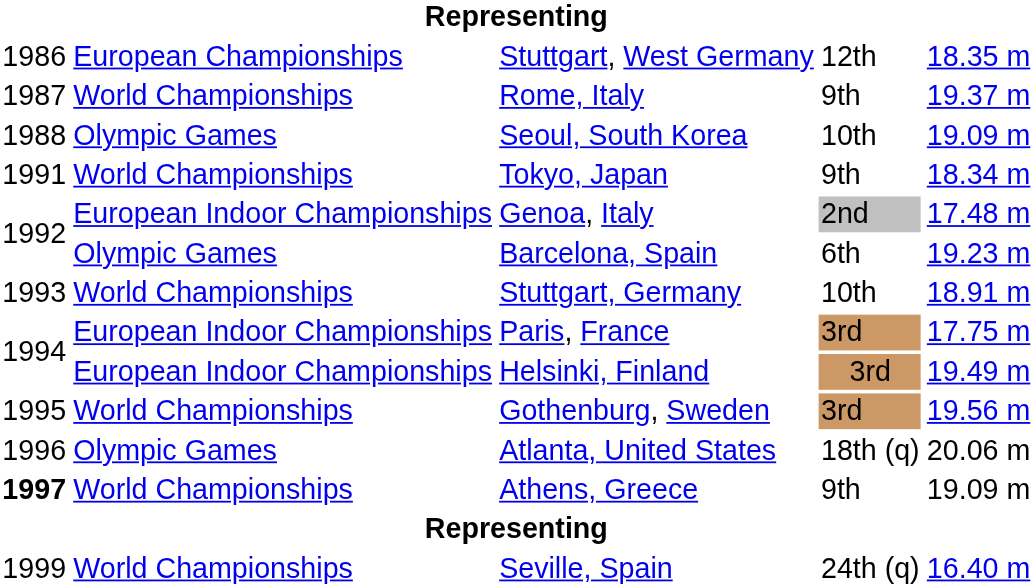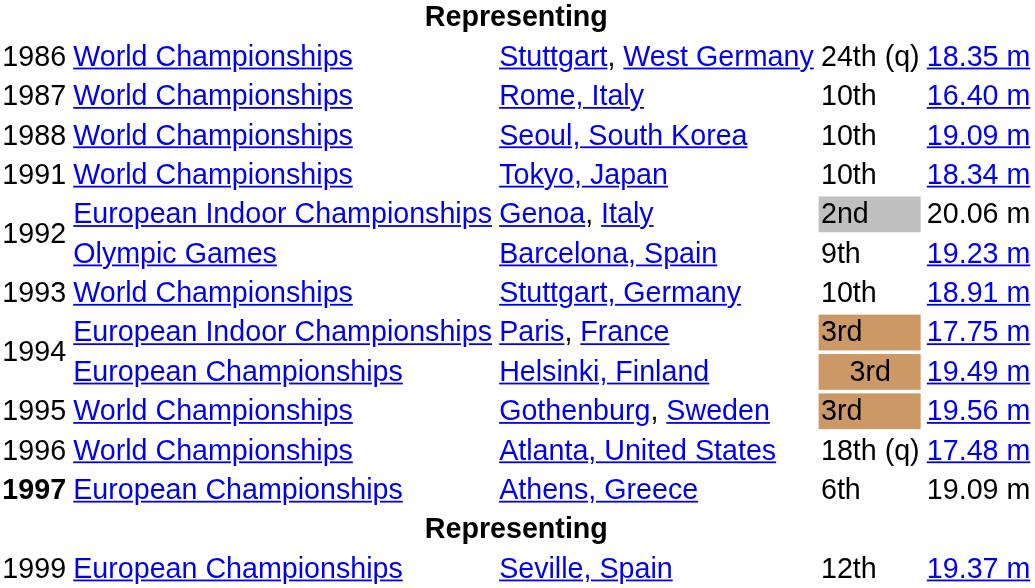(238, 56) European Championships -> (213, 56) World Championships
(849, 56) 12th -> (870, 56) 24th (q)
(841, 95) 9th -> (849, 95) 10th
(979, 95) 19.37 m -> (979, 95) 16.40 m
(175, 135) Olympic Games -> (213, 135) World Championships
(841, 174) 9th -> (849, 174) 10th
(979, 213) 17.48 m -> (979, 213) 20.06 m
(841, 253) 6th -> (841, 253) 9th
(283, 371) European Indoor Championships -> (238, 371) European Championships
(175, 450) Olympic Games -> (213, 450) World Championships
(979, 450) 20.06 m -> (979, 450) 17.48 m
(213, 489) World Championships -> (238, 489) European Championships
(841, 489) 9th -> (841, 489) 6th
(213, 568) World Championships -> (238, 568) European Championships
(870, 568) 24th (q) -> (849, 568) 12th
(979, 568) 16.40 m -> (979, 568) 19.37 m
